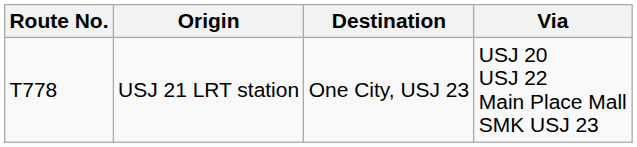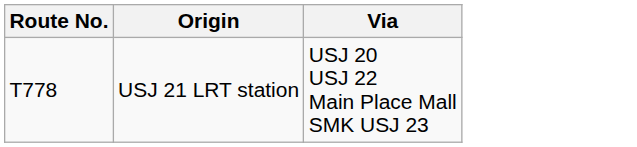- column: (389, 21)
